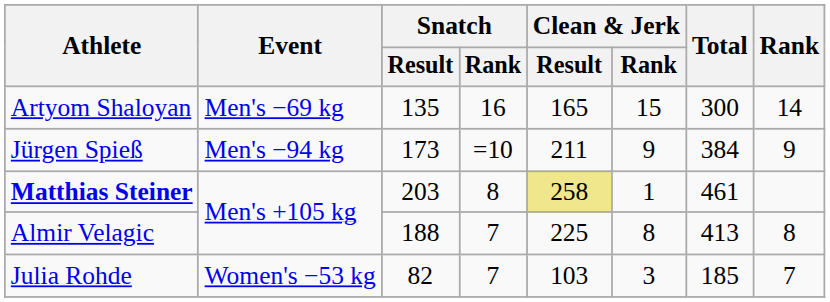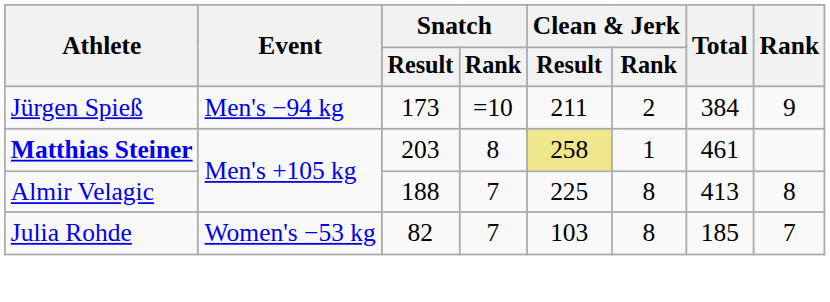- row: (101, 107)
(649, 149) 9 -> (649, 107) 2
(649, 275) 3 -> (649, 233) 8
